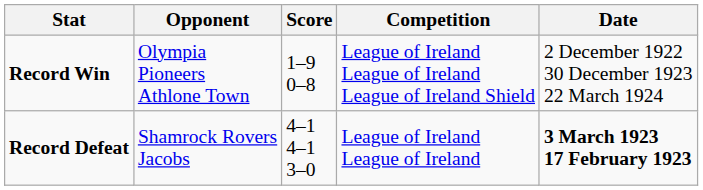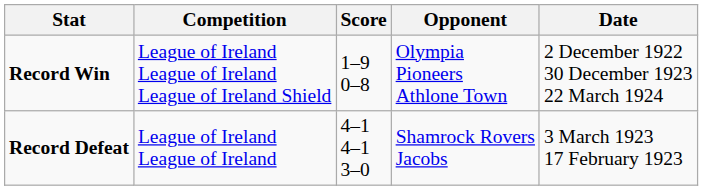columns swapped: (208, 19) <-> (438, 19)
(618, 147) bold -> (613, 147) normal
